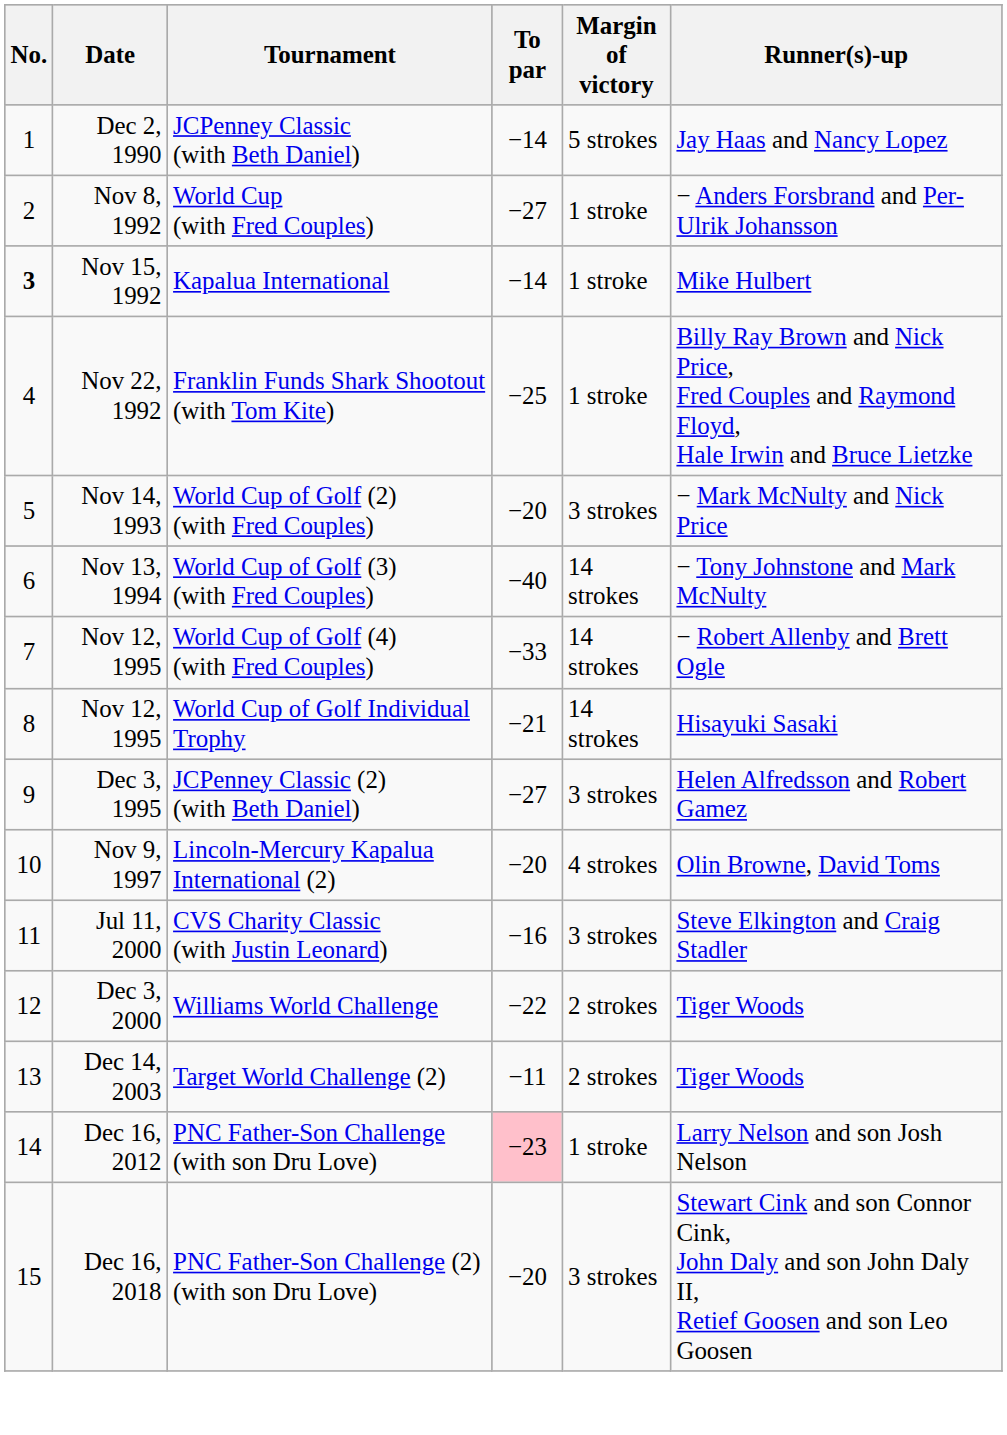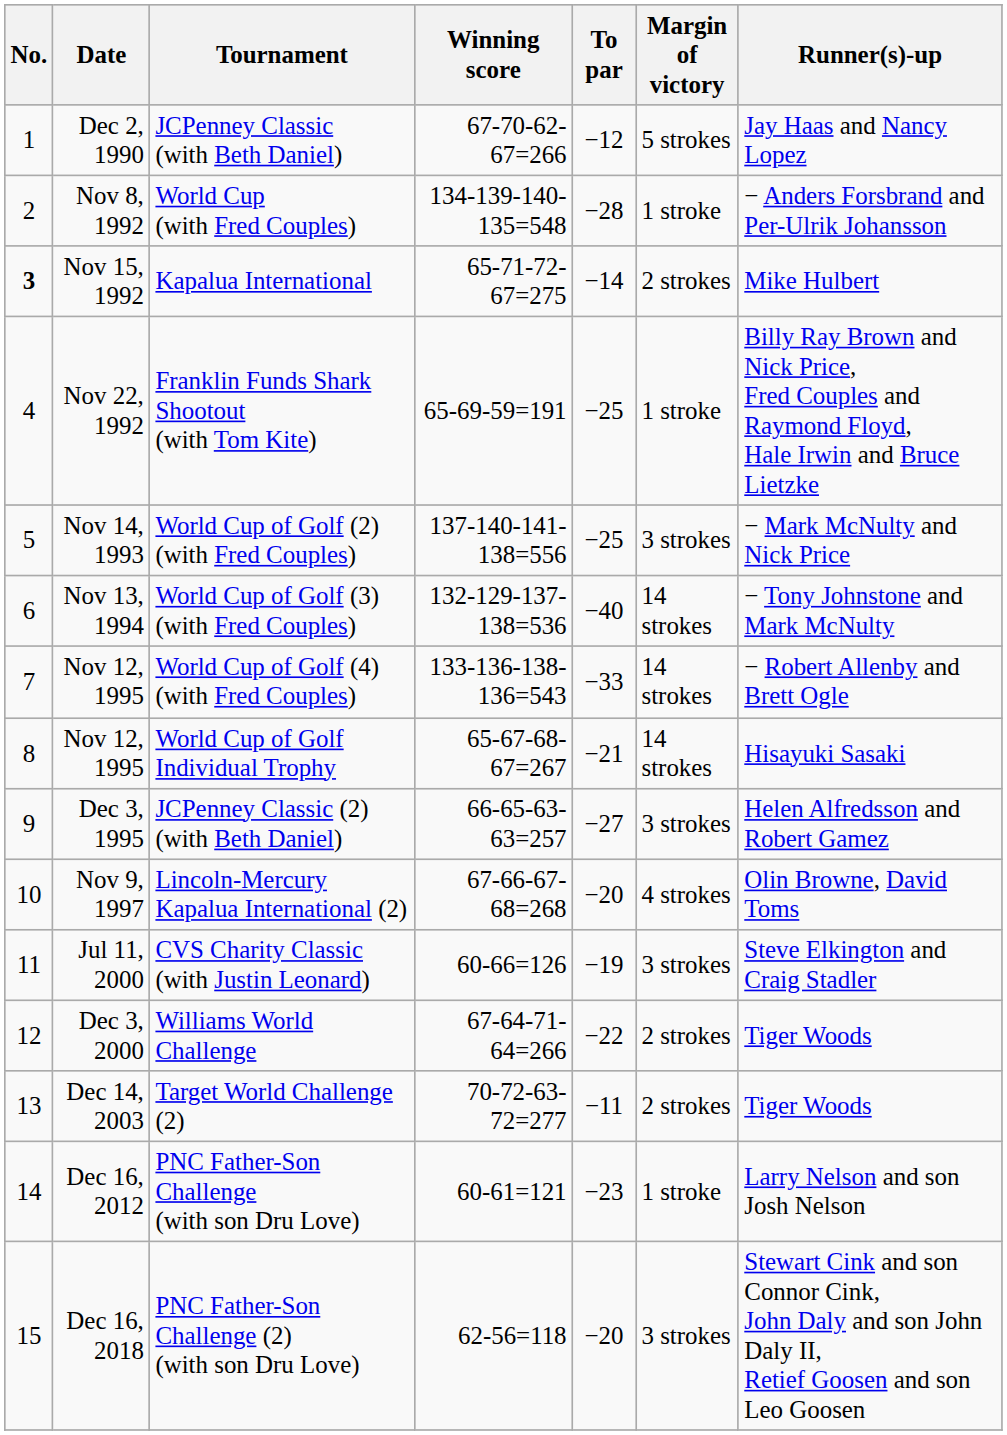+ column: (493, 54)
(527, 140) −14 -> (604, 140) −12
(527, 210) −27 -> (604, 210) −28
(608, 281) 1 stroke -> (686, 281) 2 strokes
(527, 511) −20 -> (604, 540) −25
(527, 934) −16 -> (604, 964) −19
(527, 1146) pink background -> (604, 1191) no background
